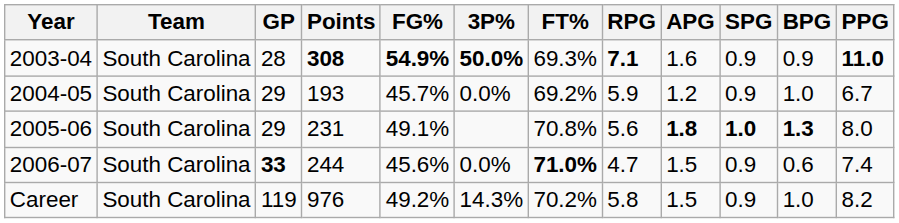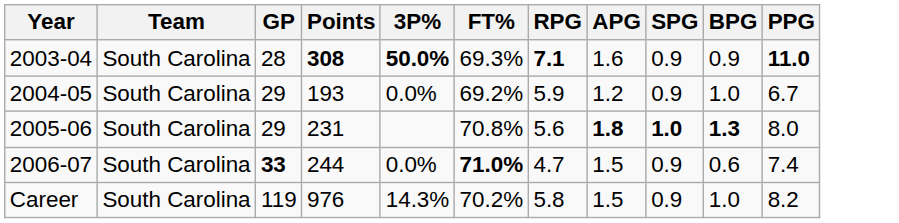- column: (417, 22)
